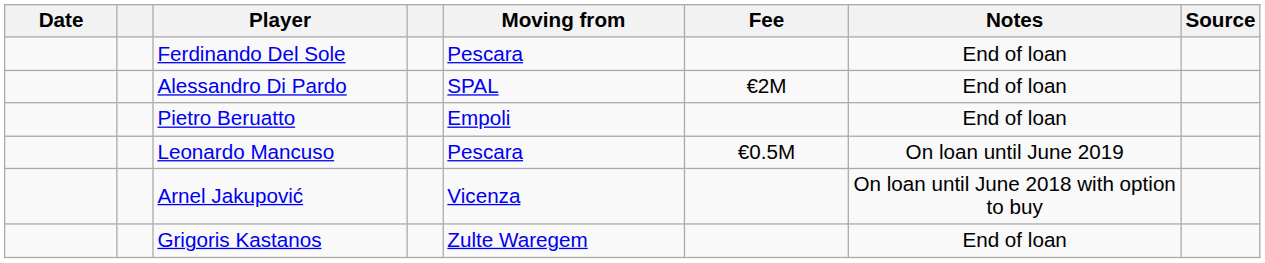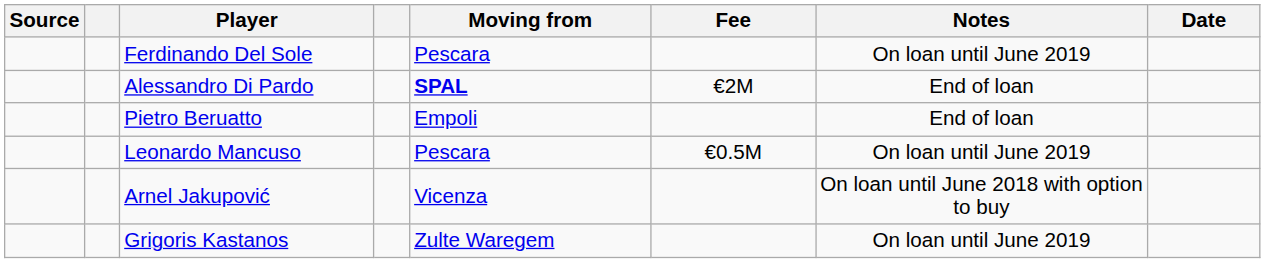columns swapped: (61, 20) <-> (1220, 20)
(1015, 53) End of loan -> (981, 53) On loan until June 2019
(473, 86) normal -> (441, 86) bold
(1015, 240) End of loan -> (981, 240) On loan until June 2019
